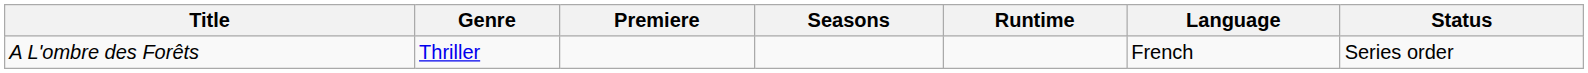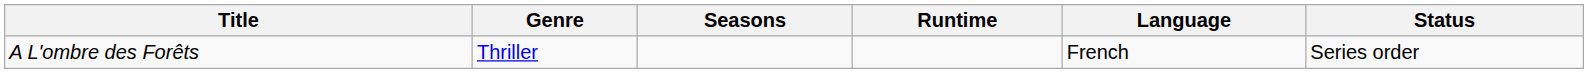- column: (657, 20)
